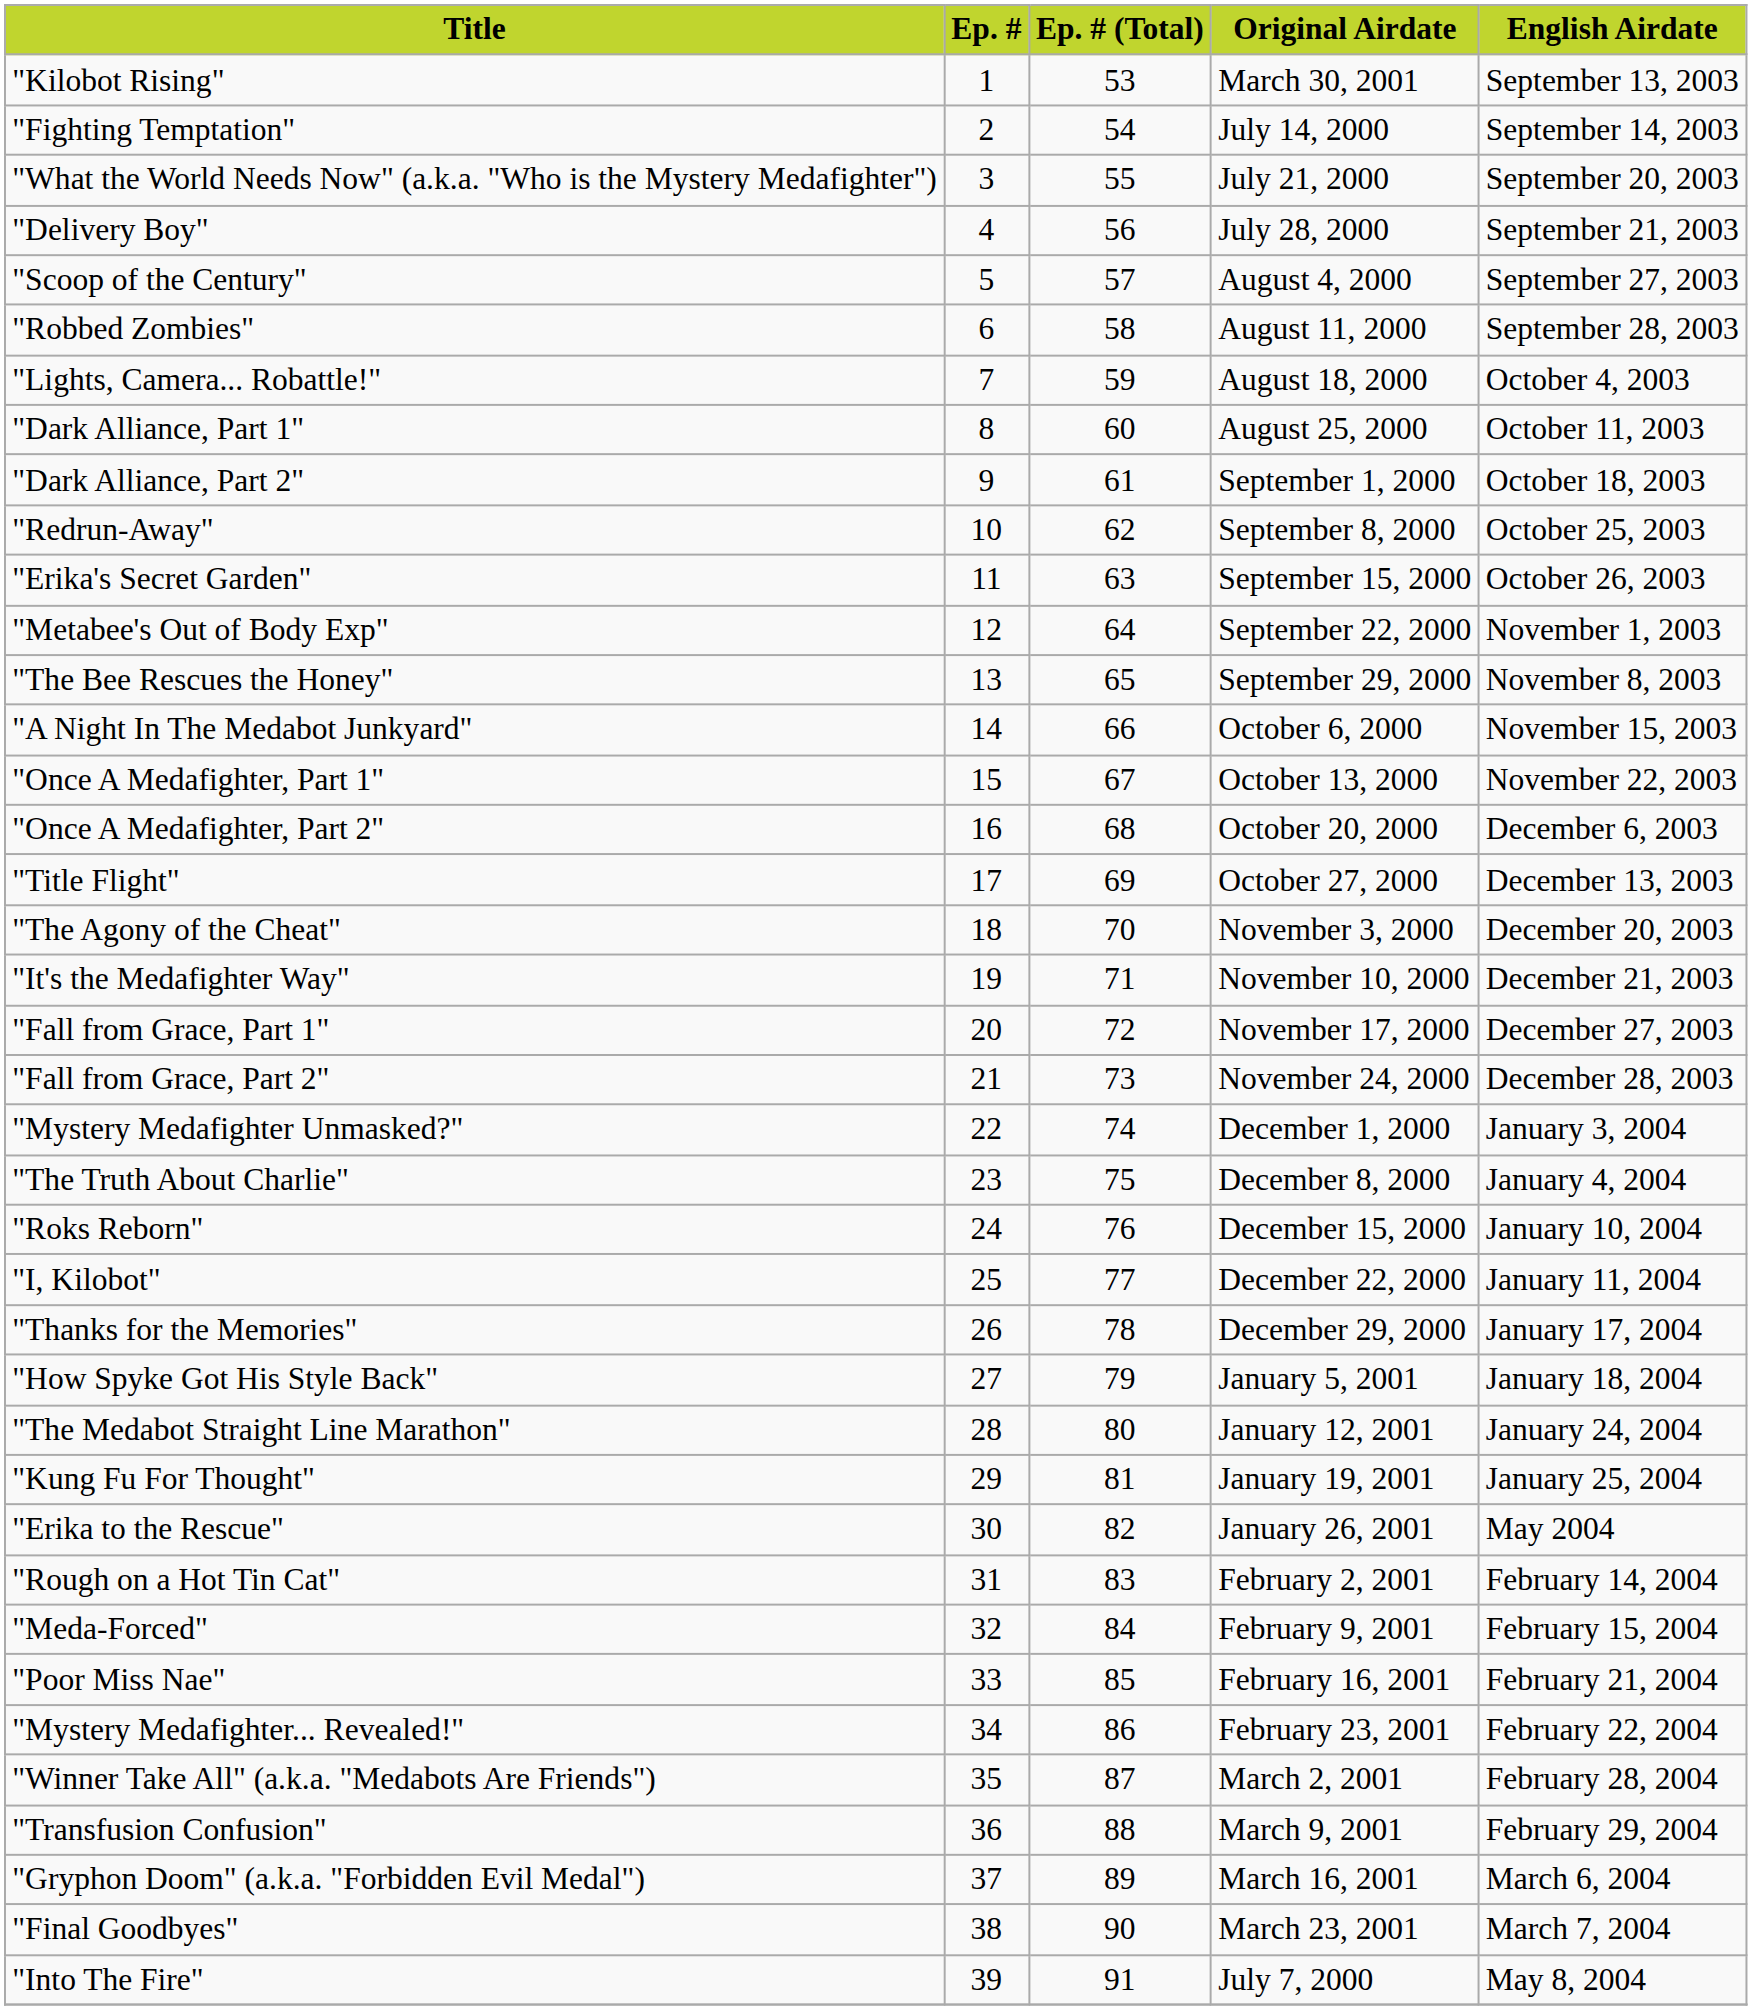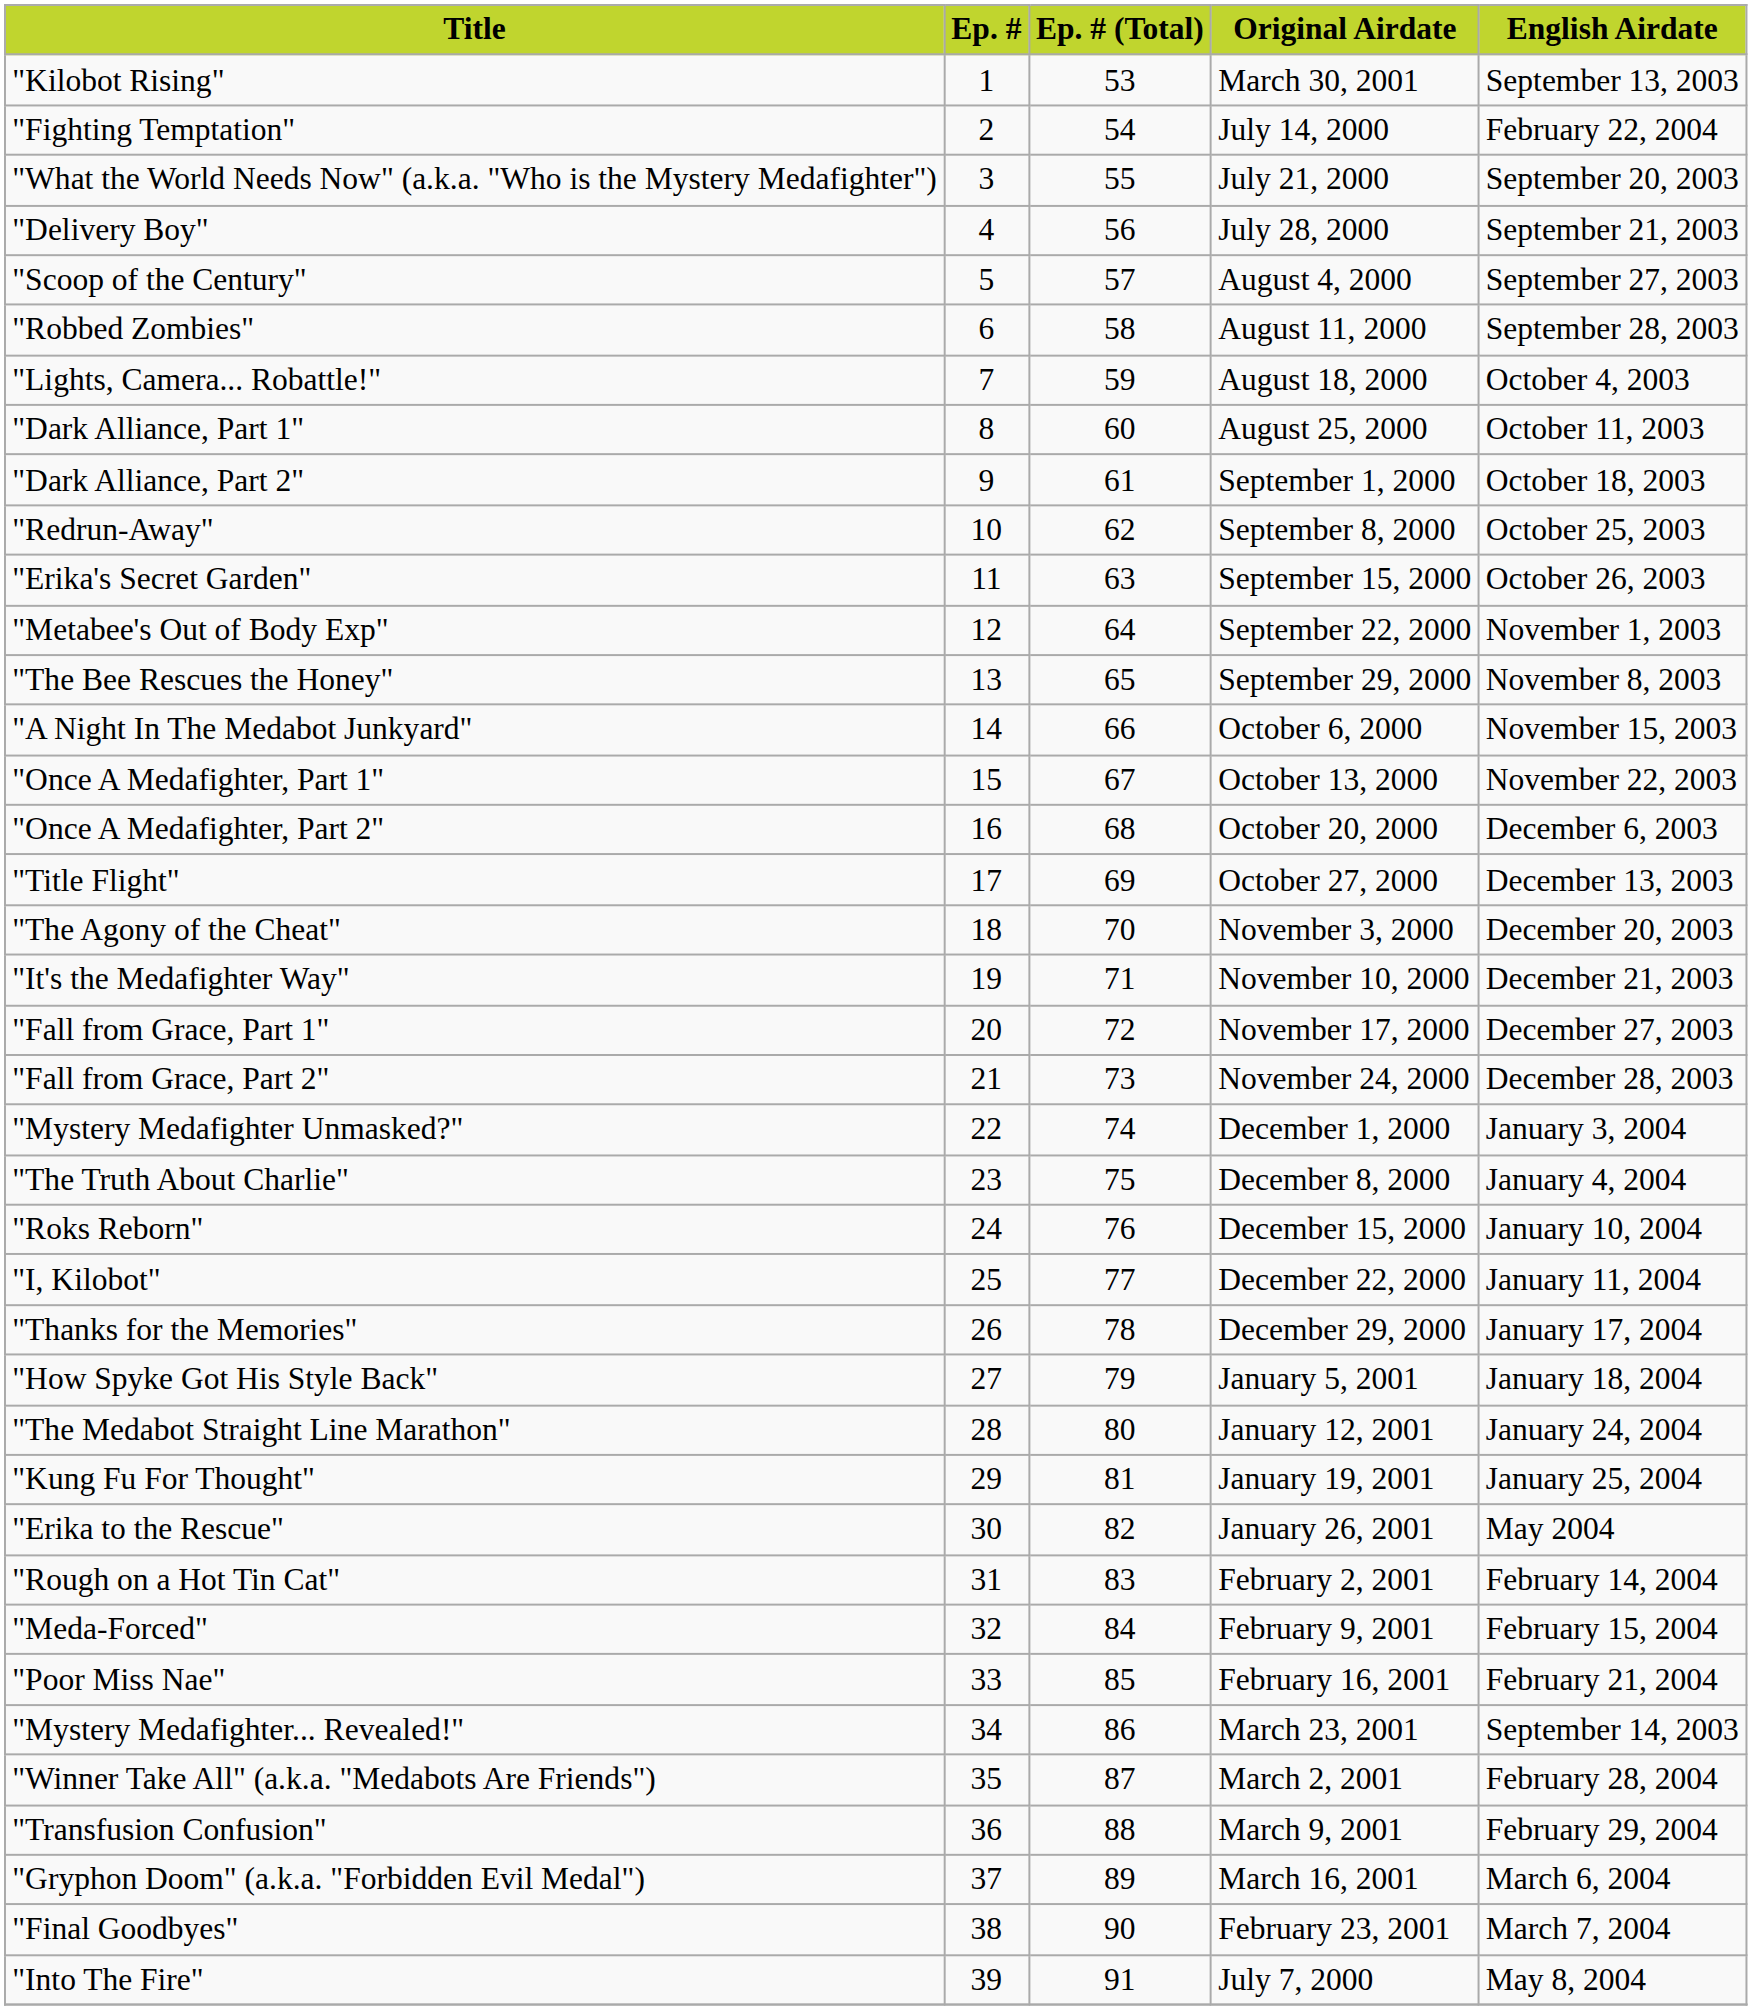(1612, 129) September 14, 2003 -> (1602, 129) February 22, 2004
(1334, 1729) February 23, 2001 -> (1319, 1729) March 23, 2001
(1602, 1729) February 22, 2004 -> (1612, 1729) September 14, 2003
(1319, 1929) March 23, 2001 -> (1334, 1929) February 23, 2001
